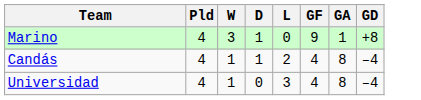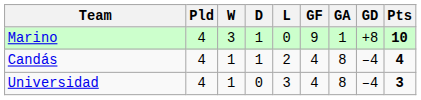+ column: (400, 16)
